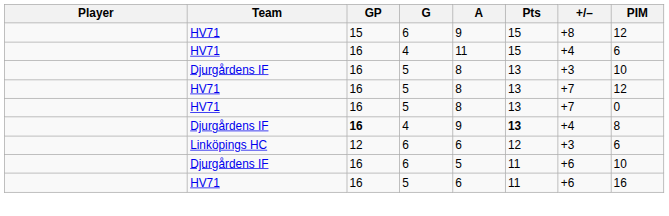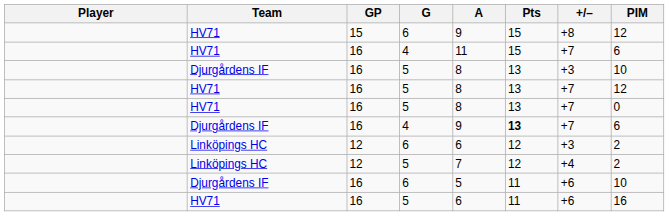(568, 51) +4 -> (568, 51) +7
(356, 126) bold -> (356, 126) normal
(568, 126) +4 -> (568, 126) +7
(617, 126) 8 -> (617, 126) 6
(617, 145) 6 -> (617, 145) 2
+ row: (229, 164)
